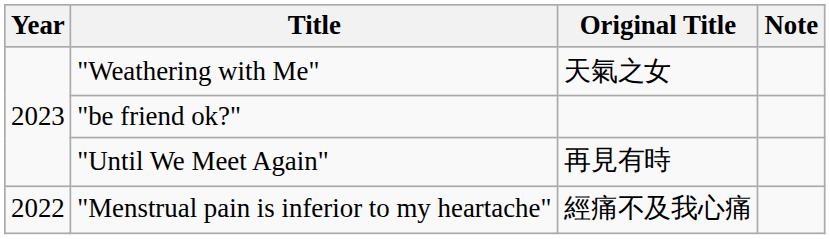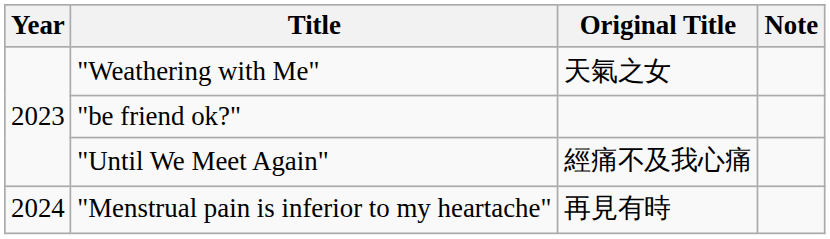(618, 160) 再見有時 -> (658, 160) 經痛不及我心痛
(38, 208) 2022 -> (38, 208) 2024
(658, 208) 經痛不及我心痛 -> (618, 208) 再見有時
